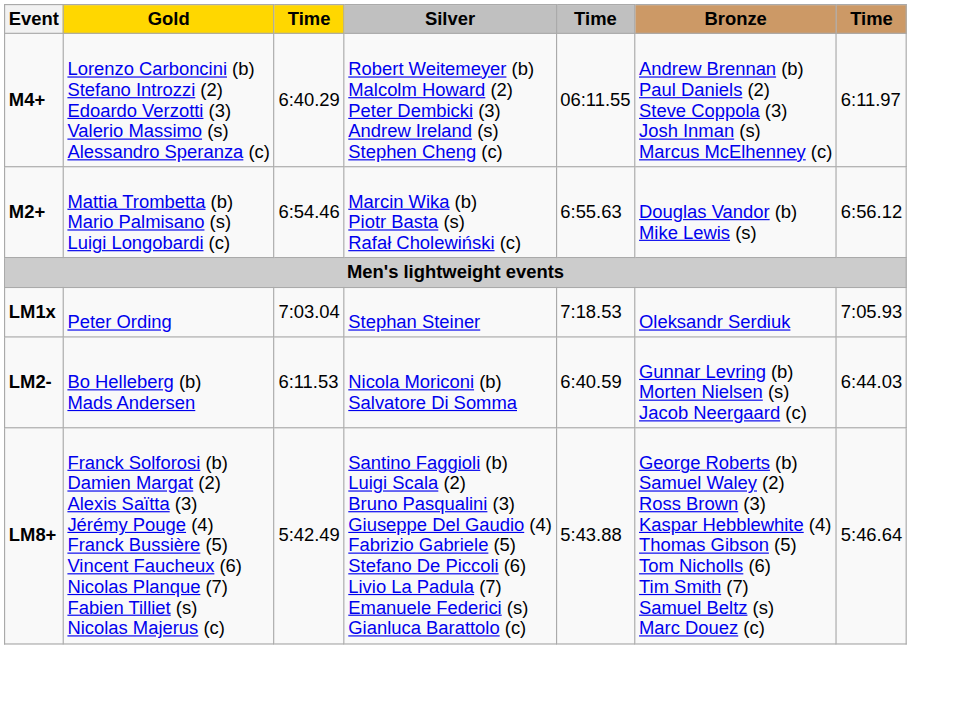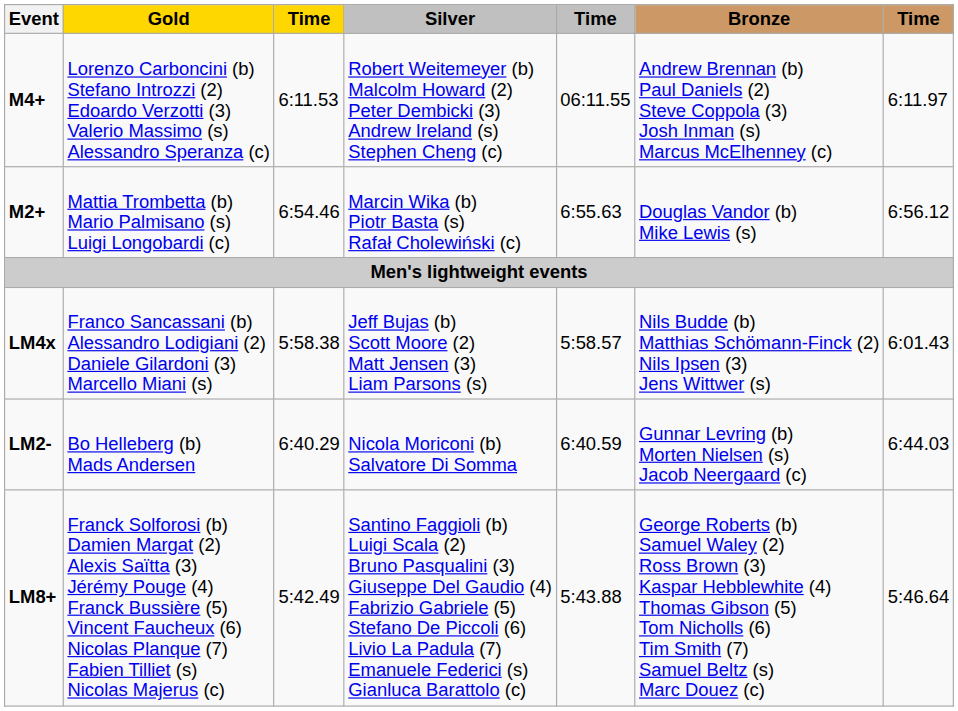(309, 100) 6:40.29 -> (308, 100) 6:11.53
- row: (32, 311)
+ row: (32, 342)
(308, 382) 6:11.53 -> (309, 444) 6:40.29
